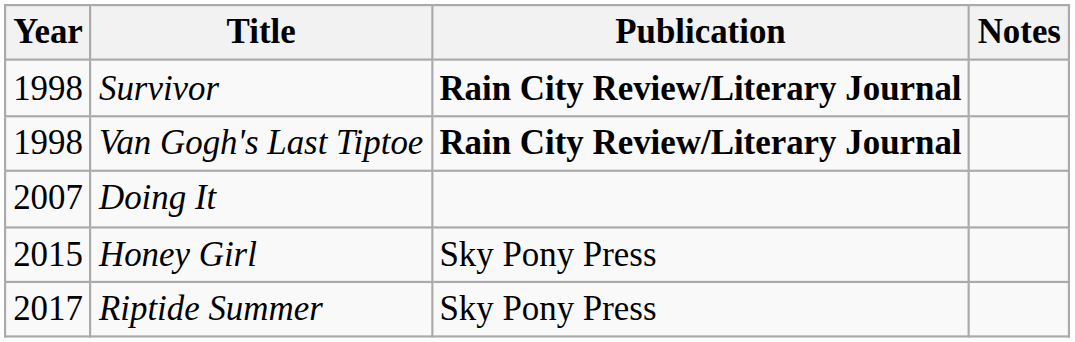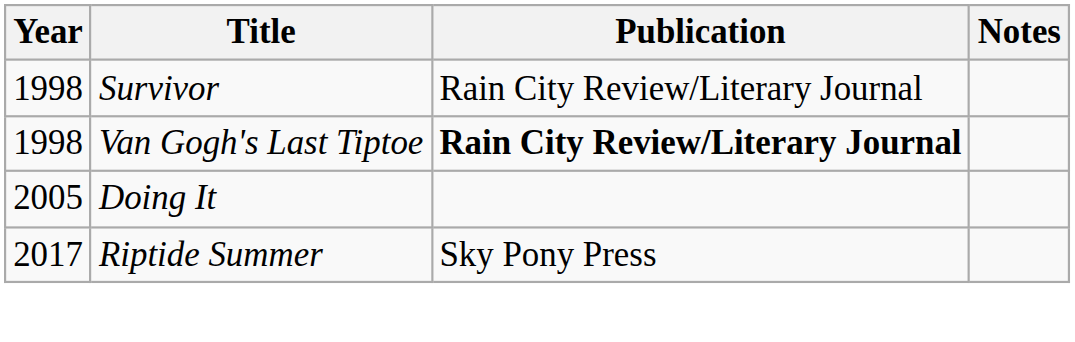(700, 87) bold -> (681, 87) normal
(48, 198) 2007 -> (48, 198) 2005
- row: (178, 253)
